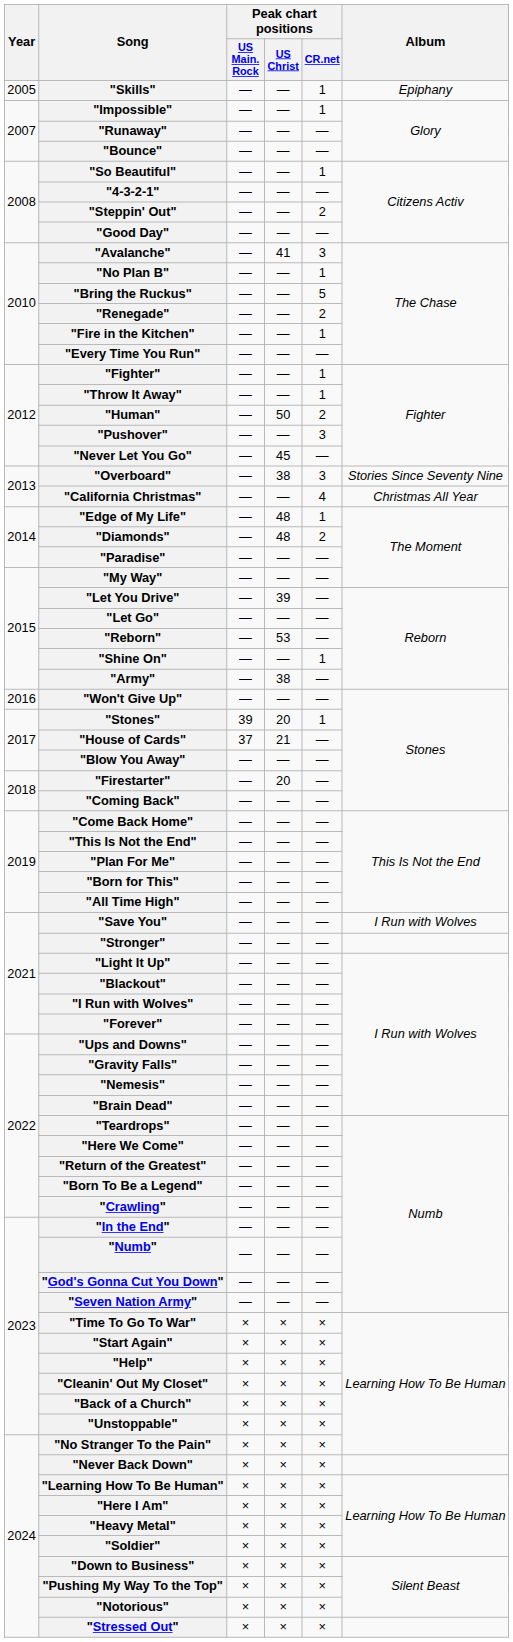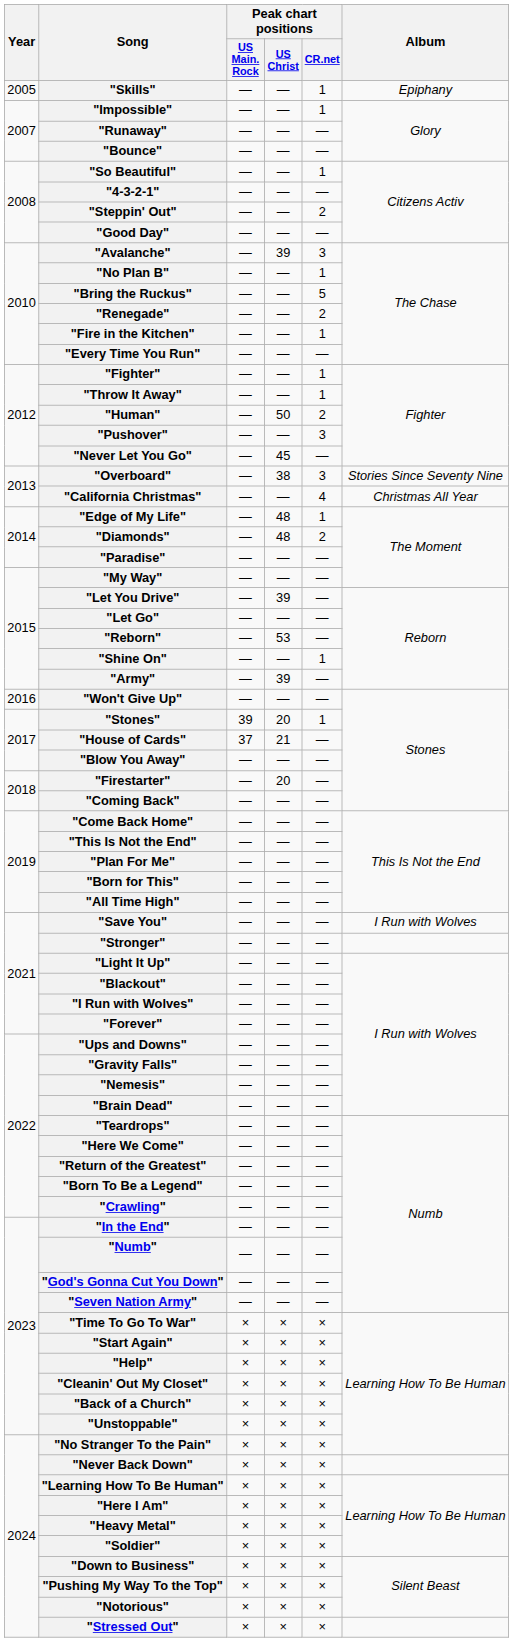(283, 252) 41 -> (283, 252) 39
(283, 679) 38 -> (283, 679) 39
